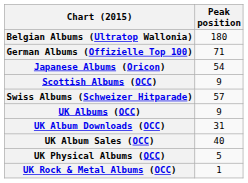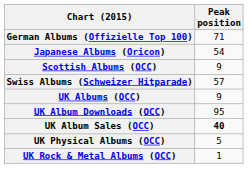- row: (100, 37)
(219, 126) 31 -> (219, 111) 95
(219, 141) normal -> (219, 126) bold
